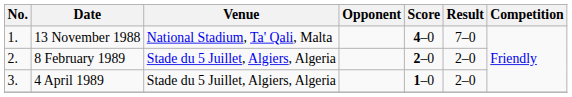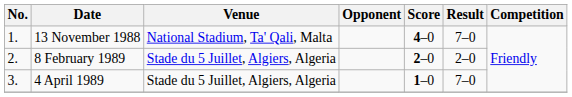(465, 80) 2–0 -> (465, 80) 7–0
